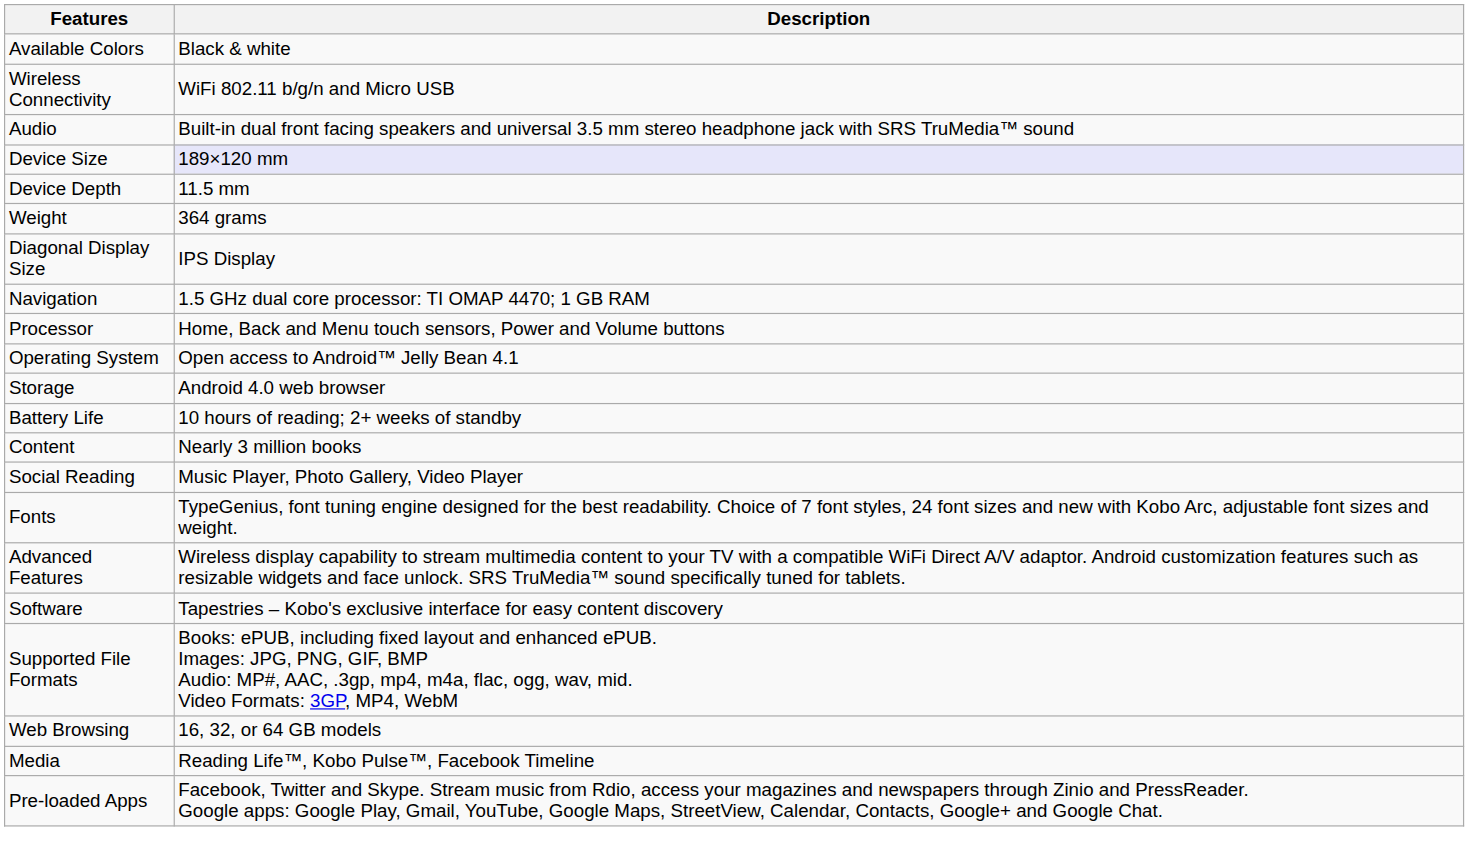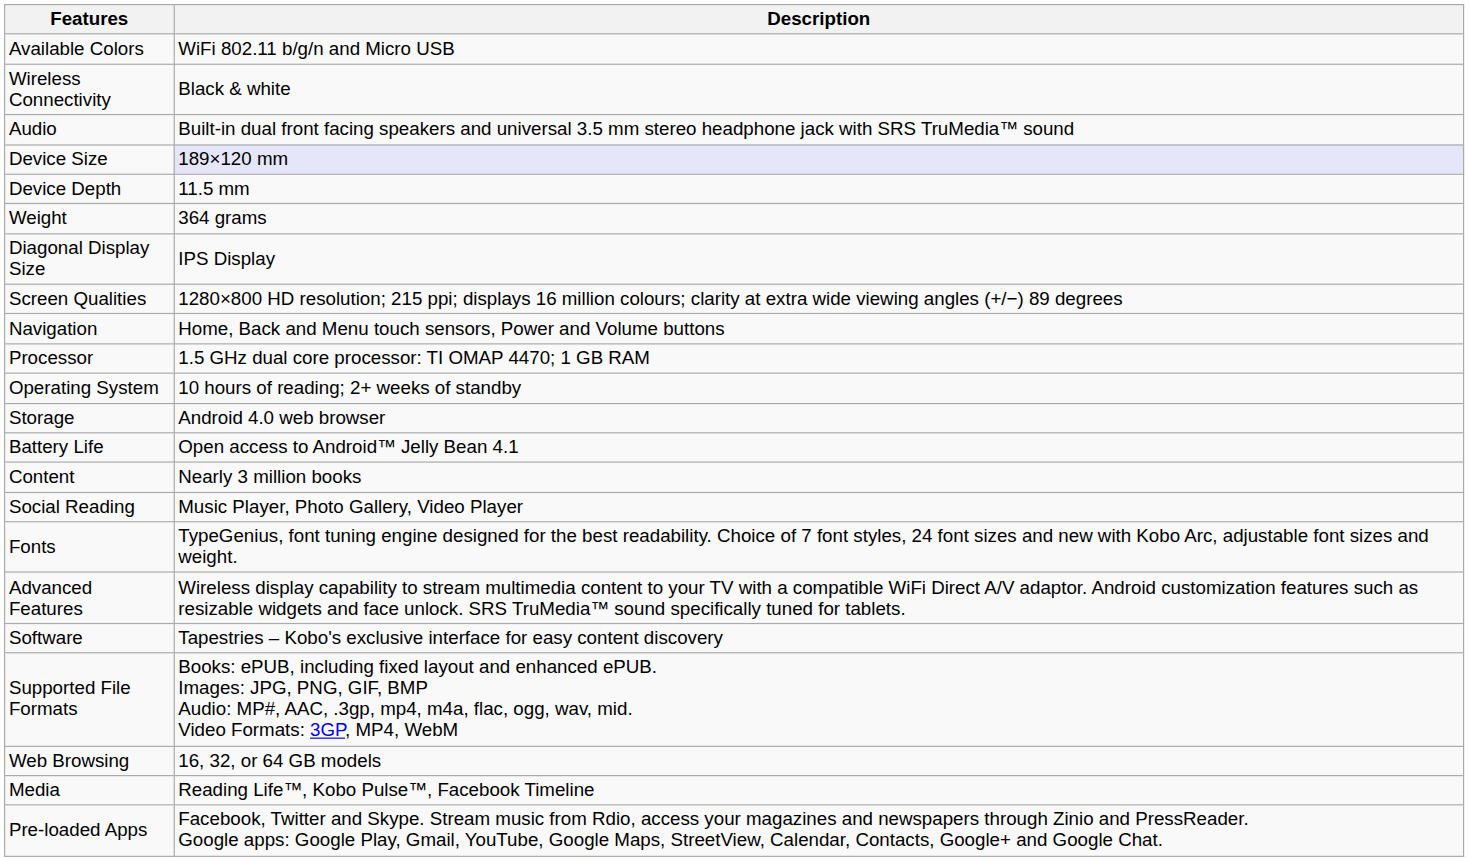(234, 49) Black & white -> (316, 49) WiFi 802.11 b/g/n and Micro USB
(316, 89) WiFi 802.11 b/g/n and Micro USB -> (234, 89) Black & white
+ row: (78, 298)
(414, 298) 1.5 GHz dual core processor: TI OMAP 4470; 1 GB RAM -> (451, 328) Home, Back and Menu touch sensors, Power and Volume buttons
(451, 328) Home, Back and Menu touch sensors, Power and Volume buttons -> (414, 358) 1.5 GHz dual core processor: TI OMAP 4470; 1 GB RAM
(348, 358) Open access to Android™ Jelly Bean 4.1 -> (350, 388) 10 hours of reading; 2+ weeks of standby
(350, 417) 10 hours of reading; 2+ weeks of standby -> (348, 447) Open access to Android™ Jelly Bean 4.1
